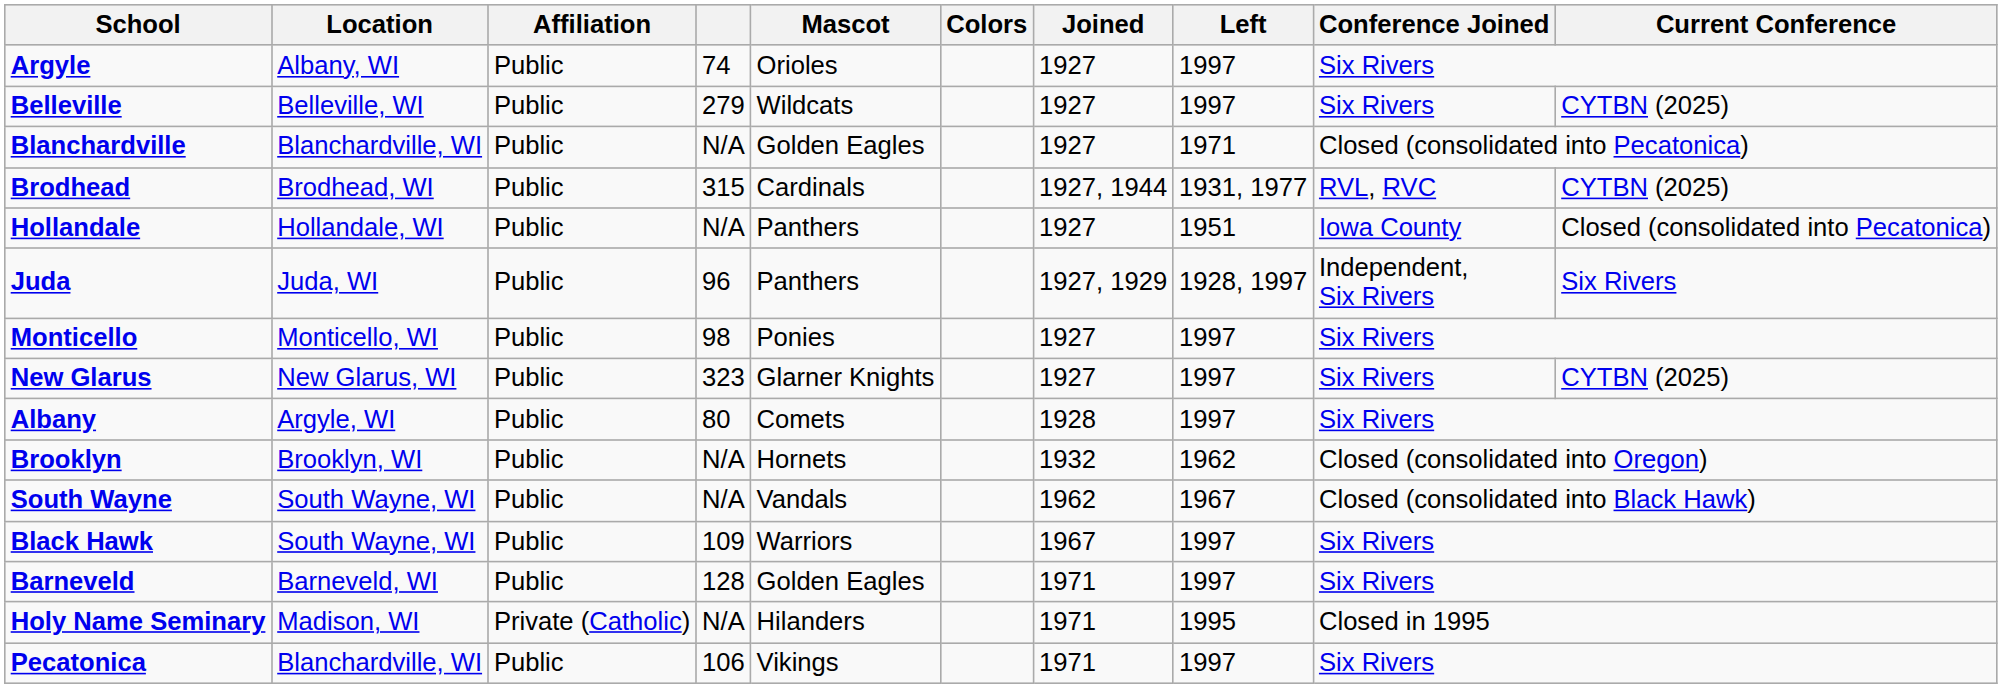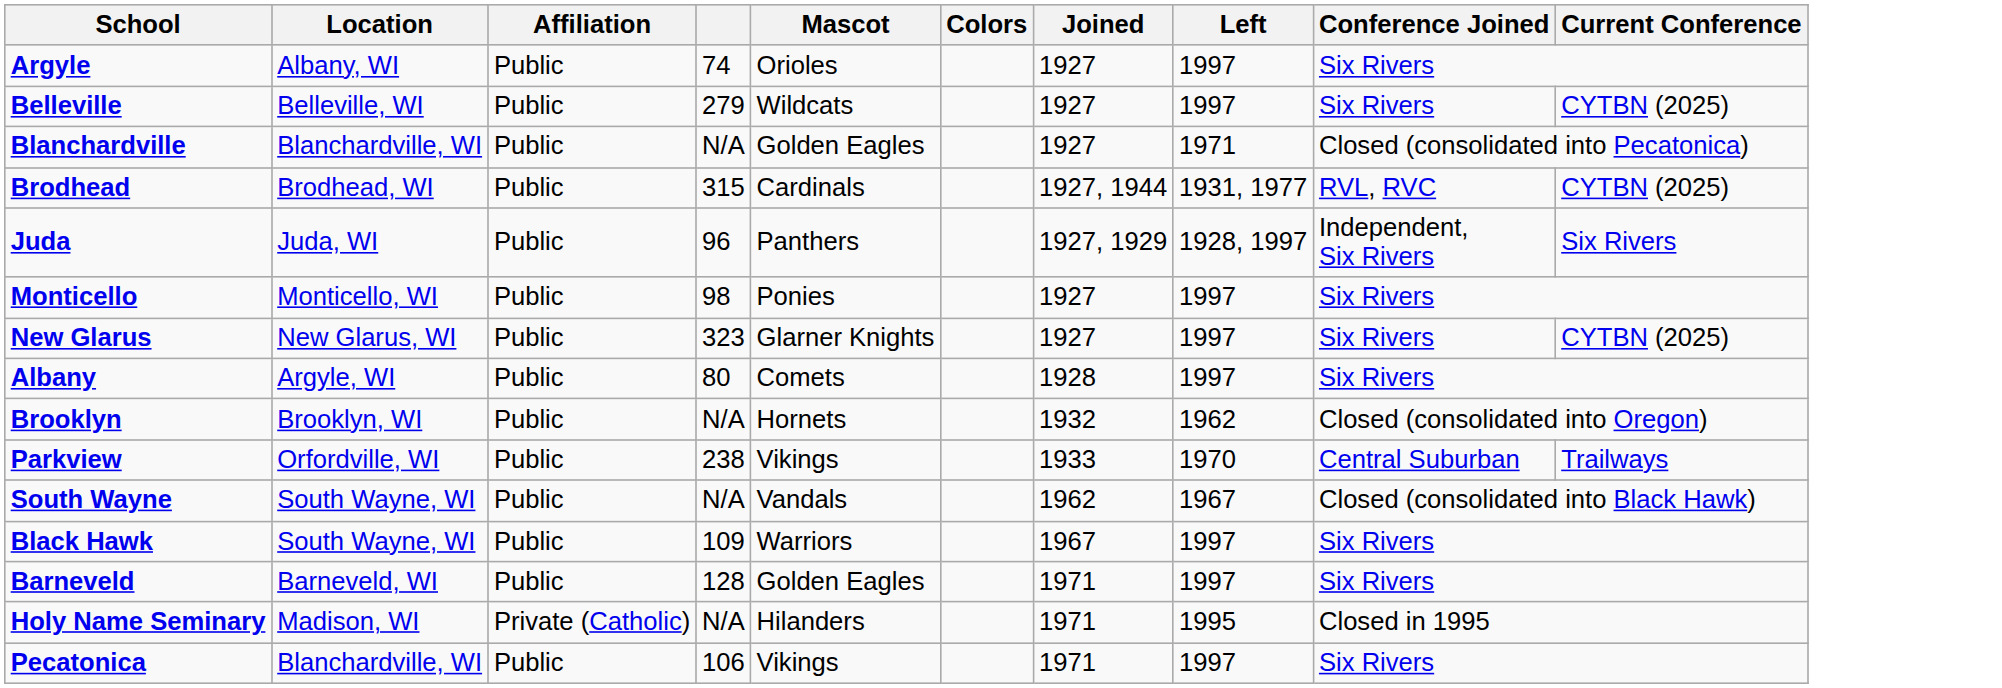- row: (75, 227)
+ row: (66, 459)
